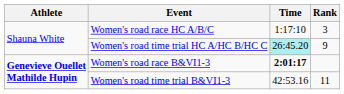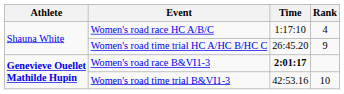(325, 30) 3 -> (325, 30) 4
(290, 47) paleturquoise background -> (290, 47) no background
(325, 80) 11 -> (325, 80) 10
